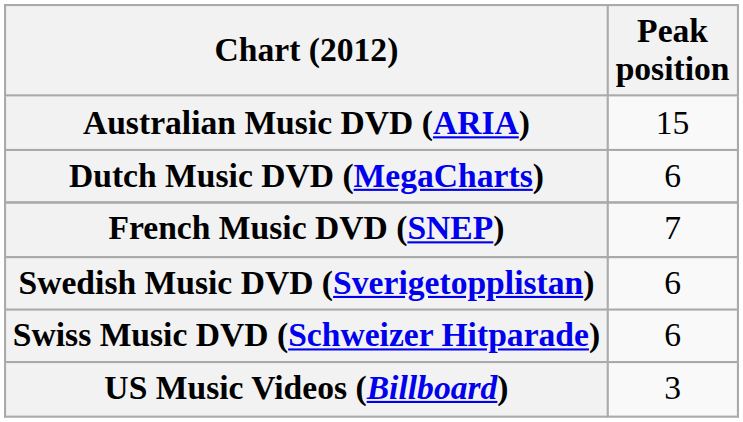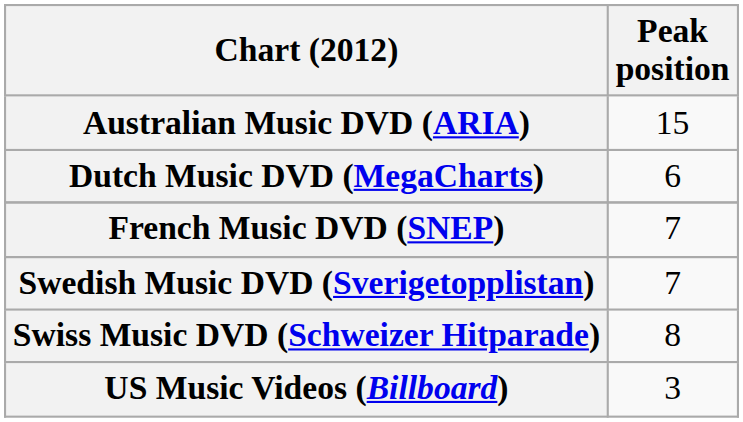(673, 282) 6 -> (673, 282) 7
(673, 335) 6 -> (673, 335) 8
